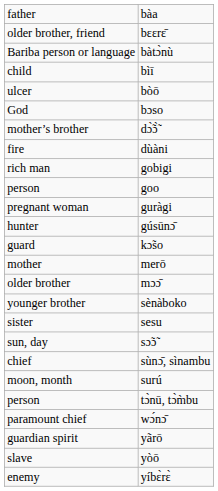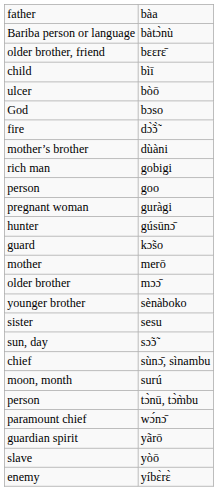rows swapped: (157, 52) <-> (153, 33)
(48, 129) mother’s brother -> (16, 129) fire
(16, 149) fire -> (48, 149) mother’s brother
